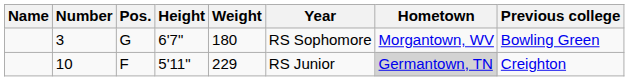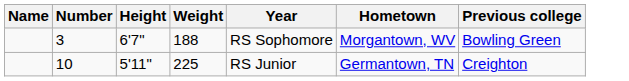- column: (135, 16)
(225, 40) 180 -> (186, 40) 188
(225, 64) 229 -> (186, 64) 225
(436, 64) lightgrey background -> (397, 64) no background
